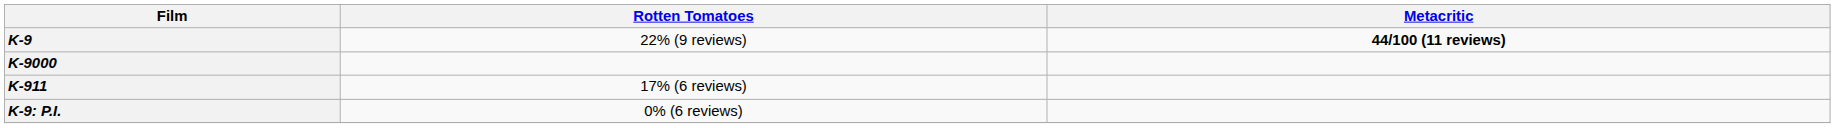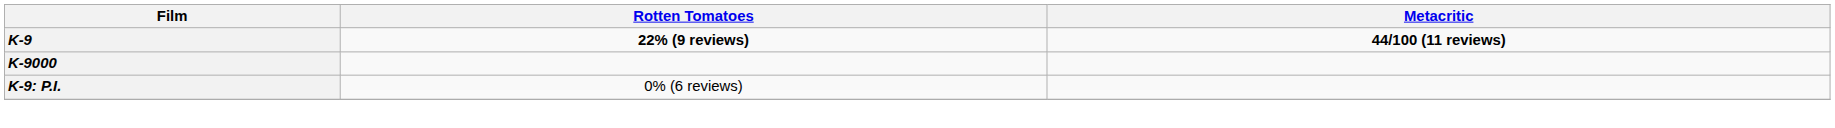(693, 39) normal -> (693, 39) bold
- row: (28, 87)
